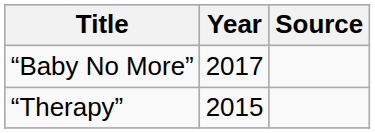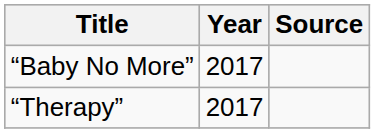(234, 107) 2015 -> (234, 107) 2017
